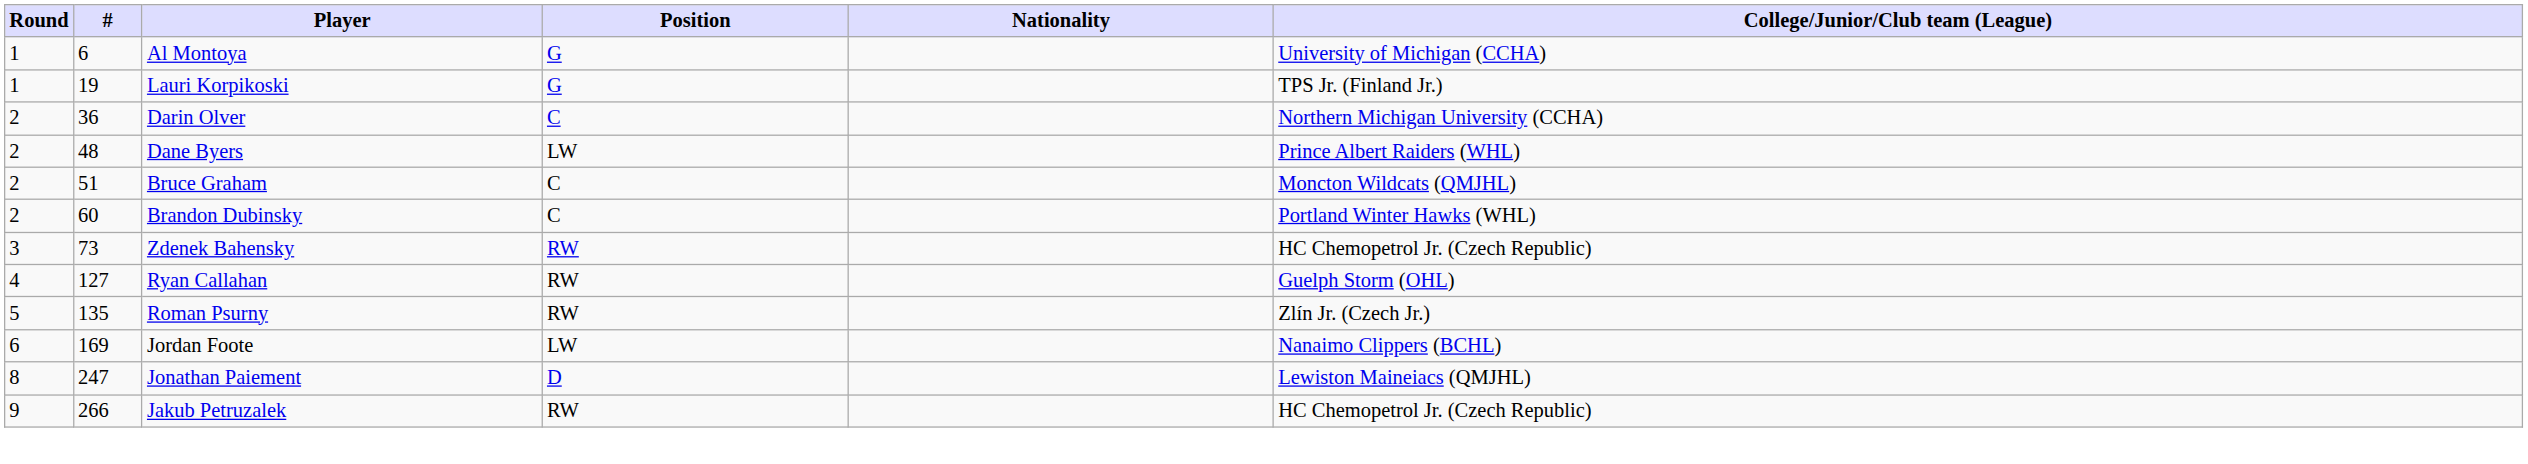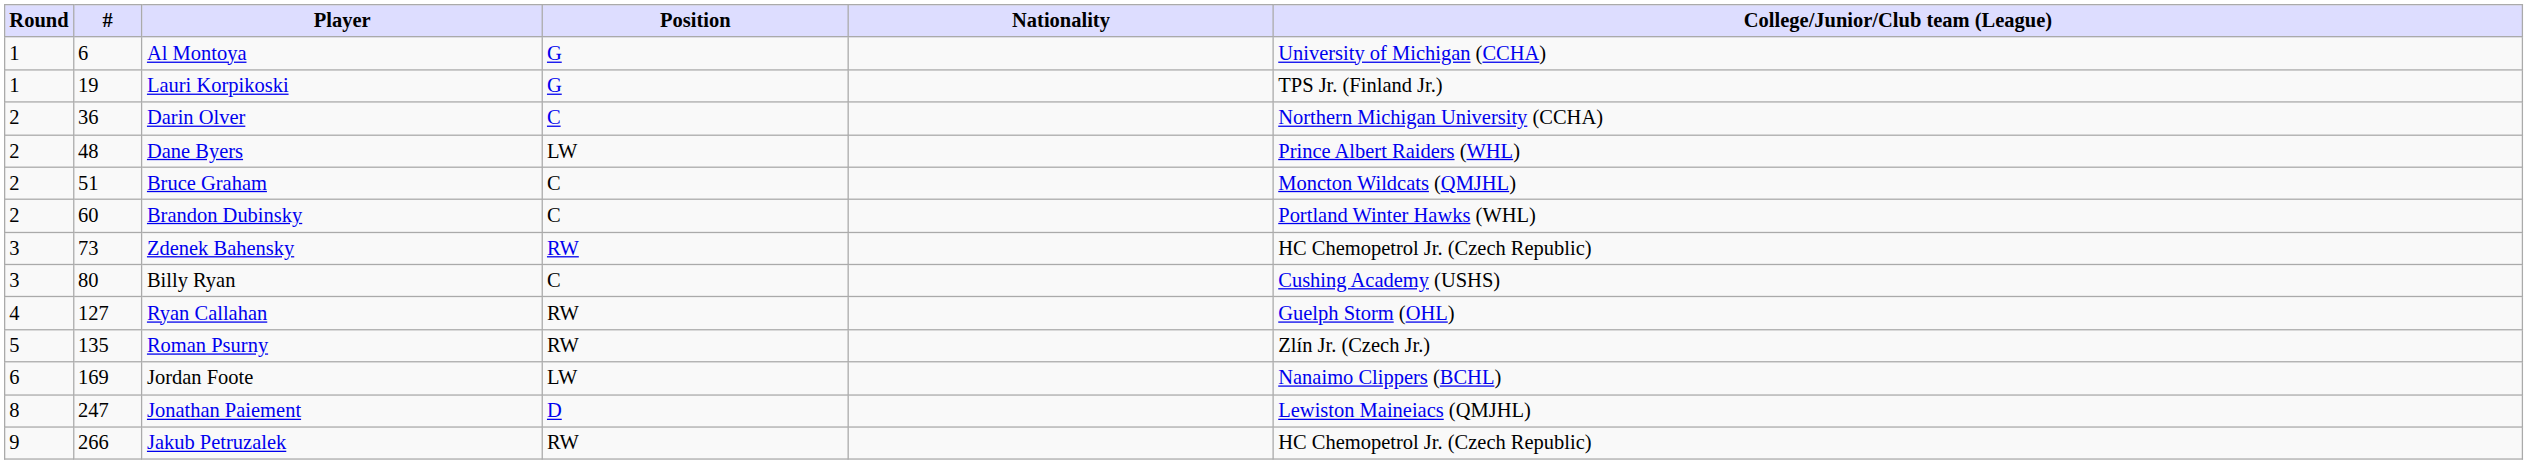+ row: (191, 280)
